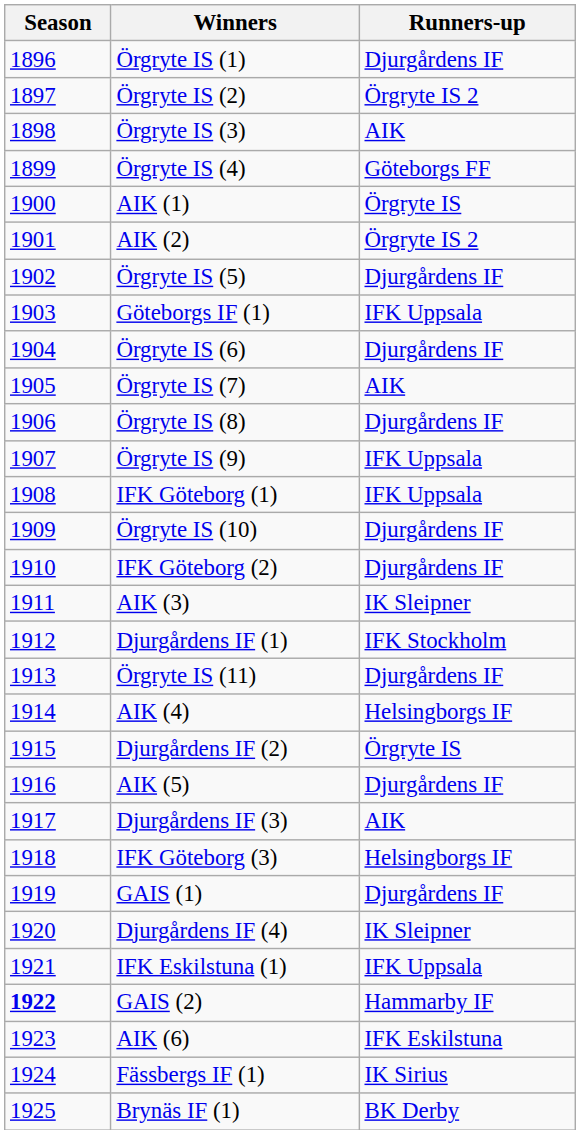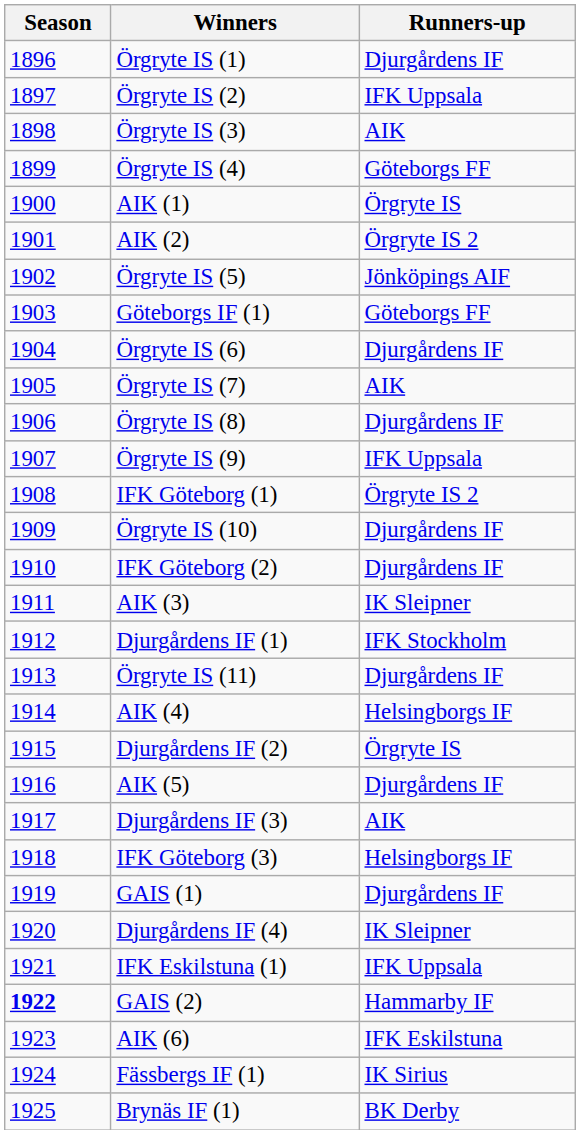(421, 95) Örgryte IS 2 -> (423, 95) IFK Uppsala
(434, 276) Djurgårdens IF -> (437, 276) Jönköpings AIF
(423, 312) IFK Uppsala -> (428, 312) Göteborgs FF
(423, 494) IFK Uppsala -> (421, 494) Örgryte IS 2
